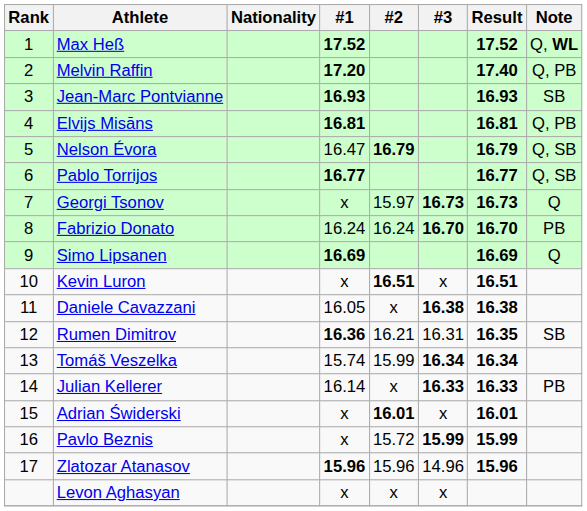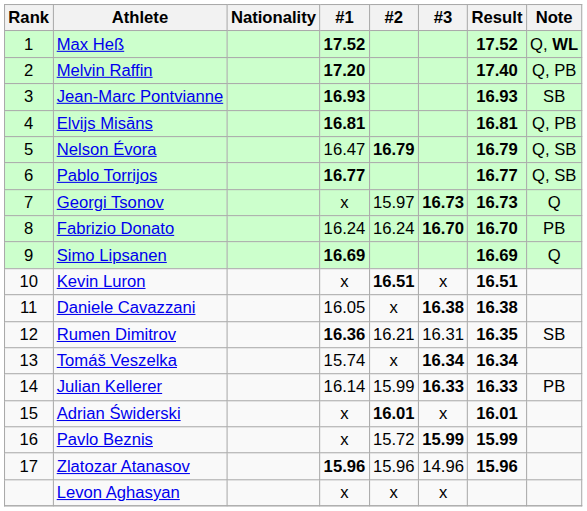(394, 360) 15.99 -> (394, 360) x
(394, 387) x -> (394, 387) 15.99
